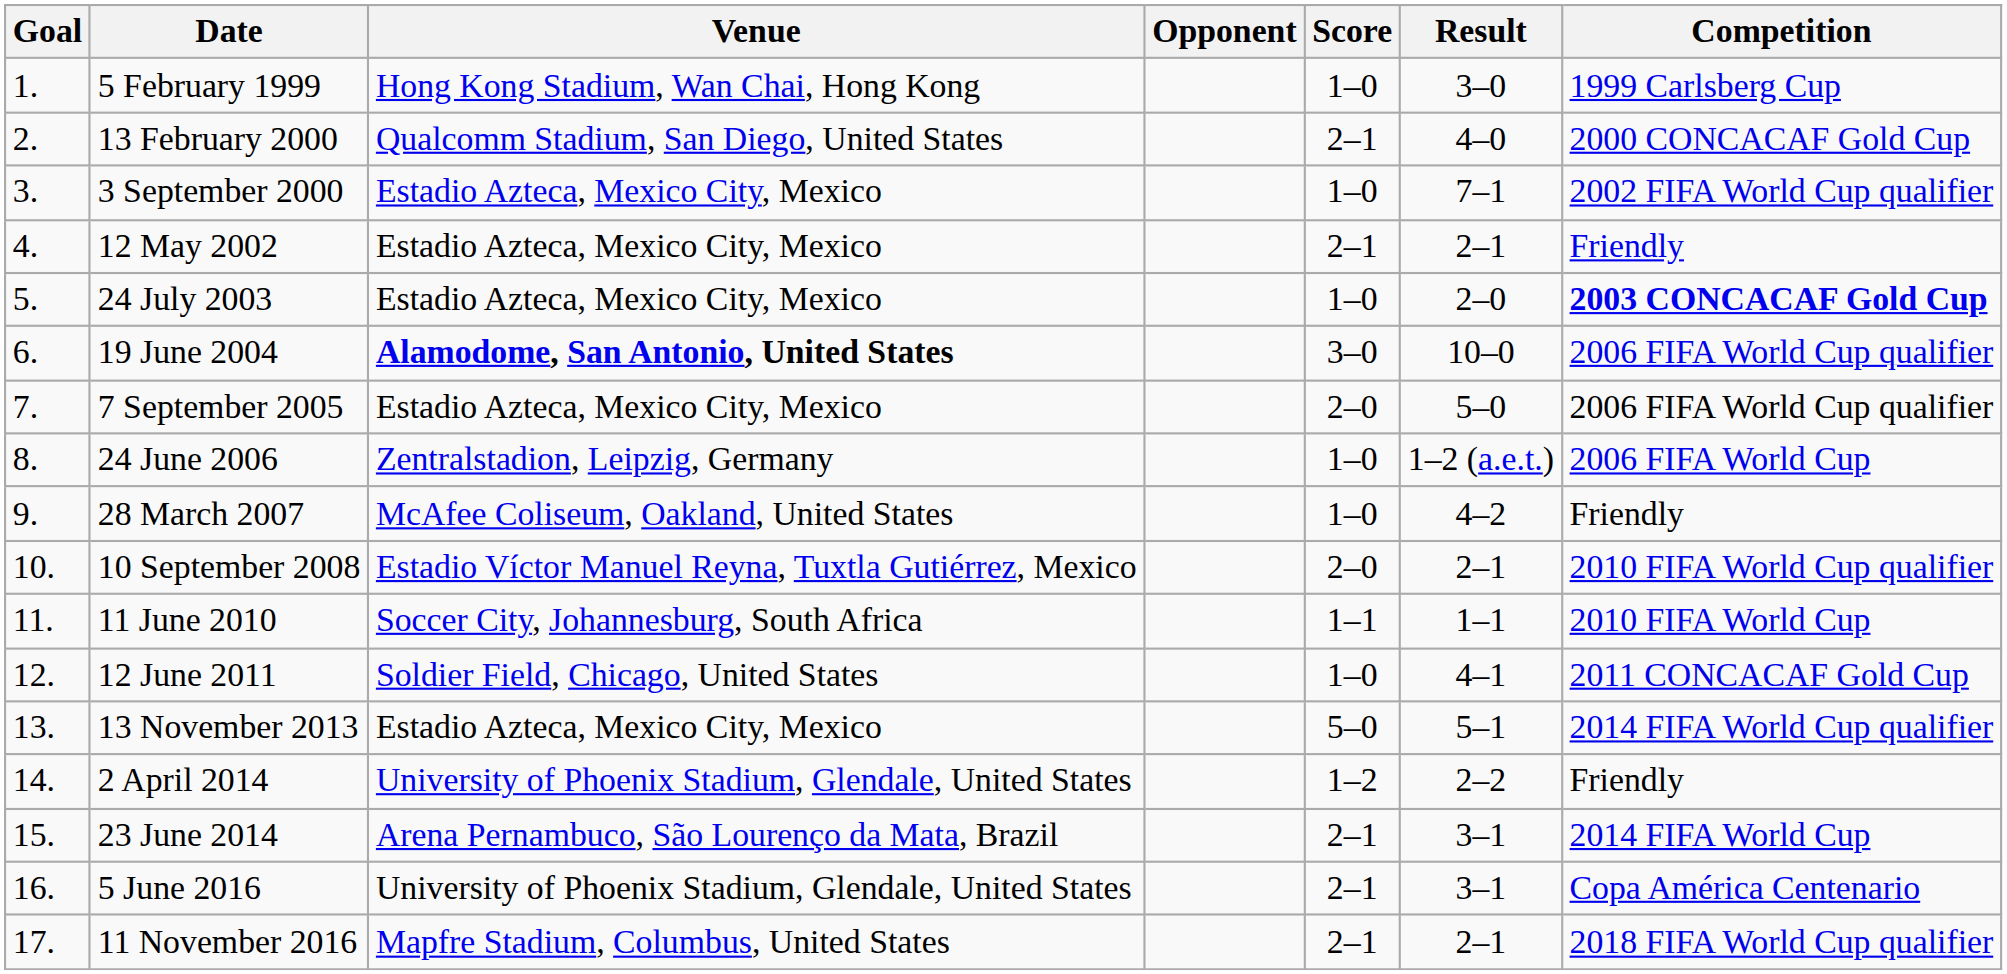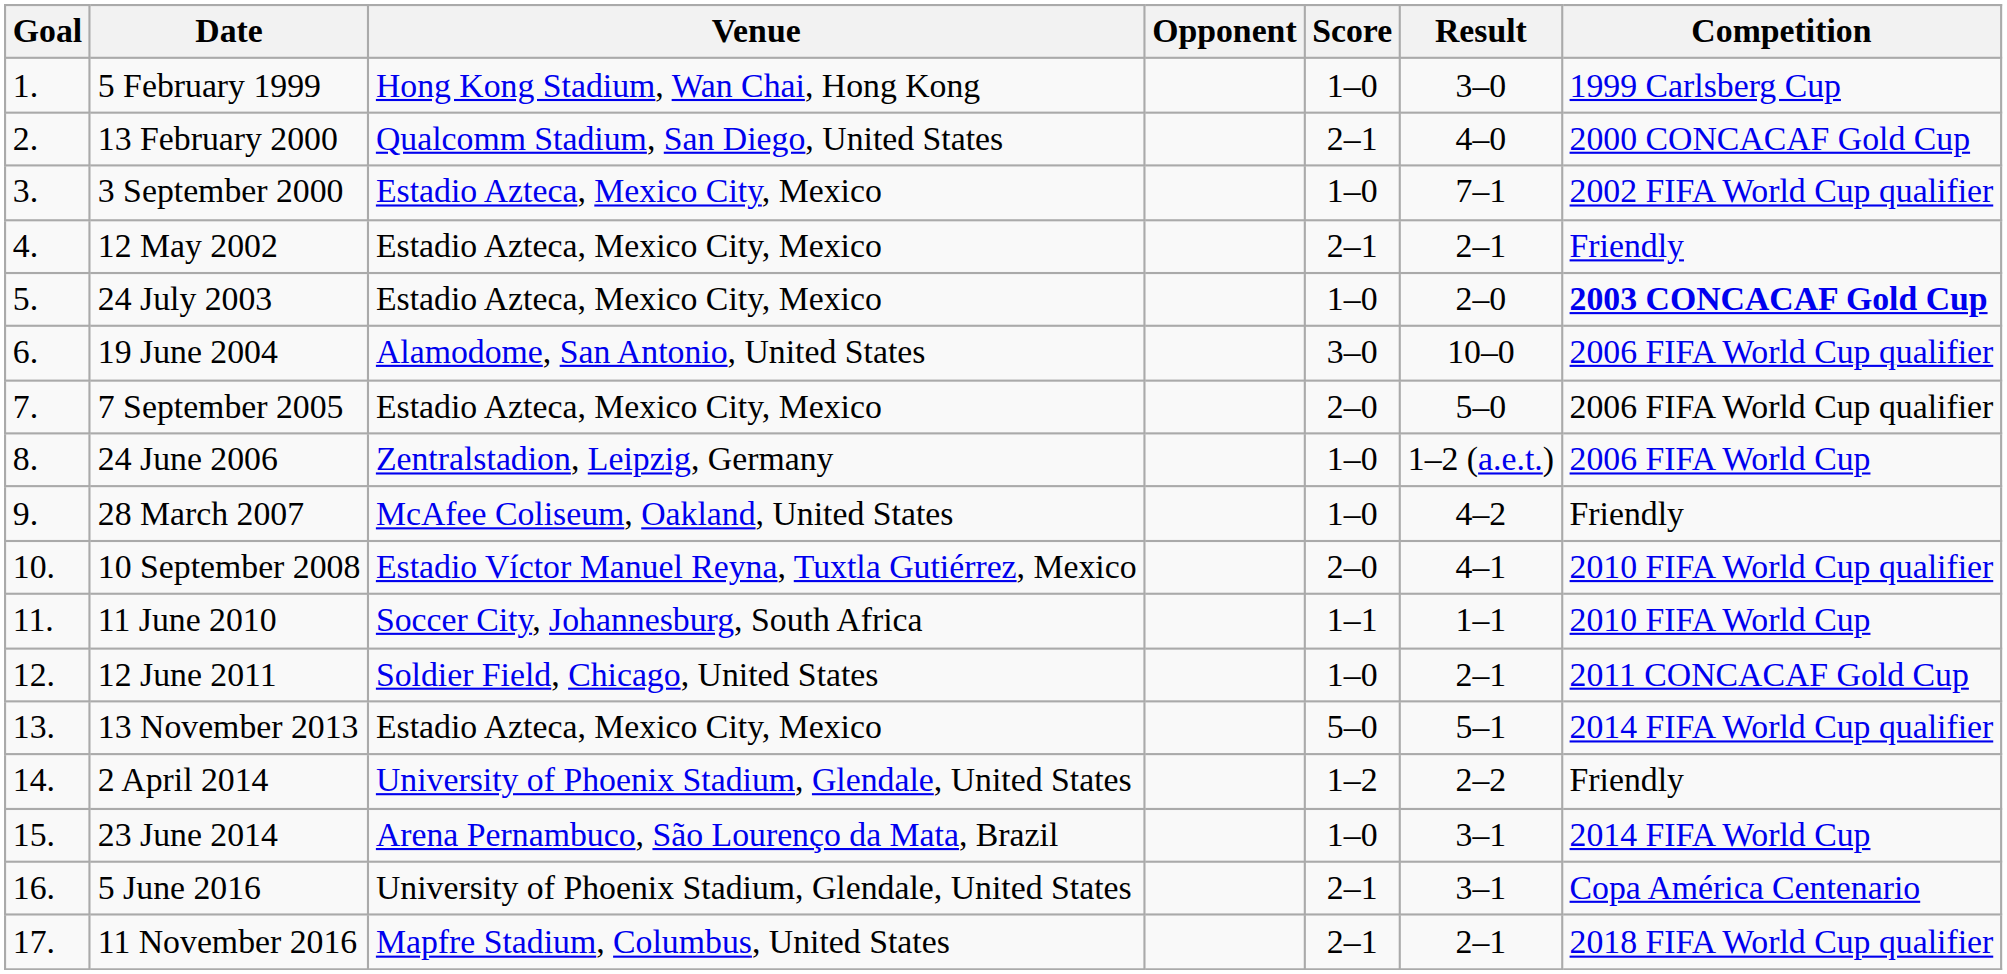(665, 352) bold -> (651, 352) normal
(1481, 566) 2–1 -> (1481, 566) 4–1
(1481, 673) 4–1 -> (1481, 673) 2–1
(1352, 834) 2–1 -> (1352, 834) 1–0
